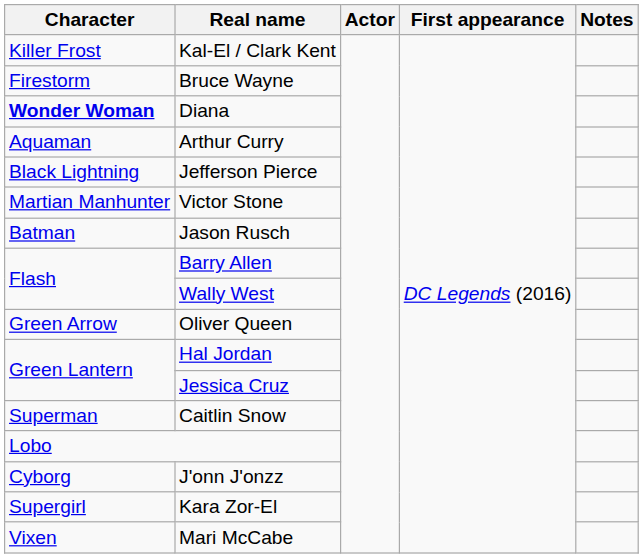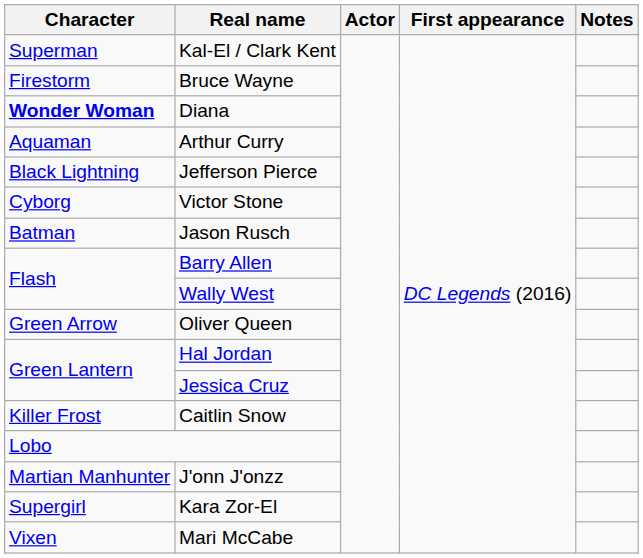(55, 50) Killer Frost -> (53, 50) Superman
(90, 202) Martian Manhunter -> (40, 202) Cyborg
(53, 415) Superman -> (55, 415) Killer Frost
(40, 476) Cyborg -> (90, 476) Martian Manhunter
